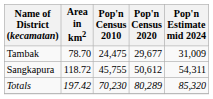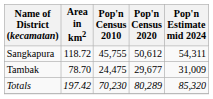rows swapped: (30, 69) <-> (23, 53)
